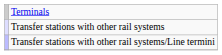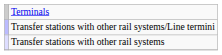rows swapped: (88, 27) <-> (113, 42)
